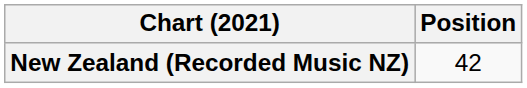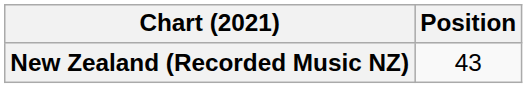(468, 62) 42 -> (468, 62) 43
